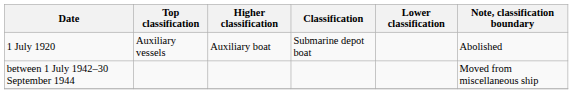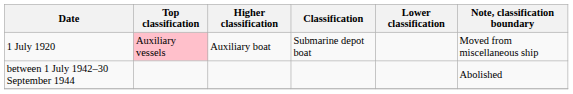(156, 46) no background -> (156, 46) pink background
(481, 46) Abolished -> (499, 46) Moved from miscellaneous ship
(499, 74) Moved from miscellaneous ship -> (481, 74) Abolished
